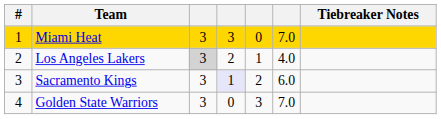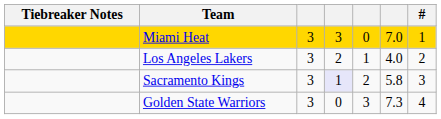columns swapped: (18, 15) <-> (368, 15)
(203, 59) lightgrey background -> (311, 59) no background
(287, 80) 6.0 -> (394, 80) 5.8
(287, 102) 7.0 -> (394, 102) 7.3
